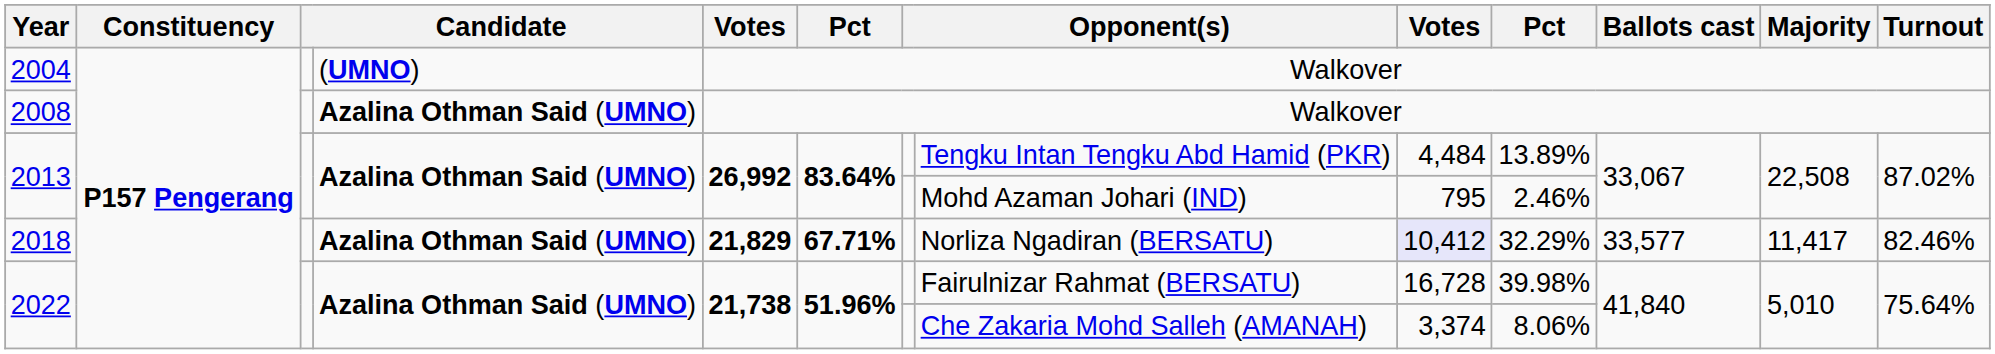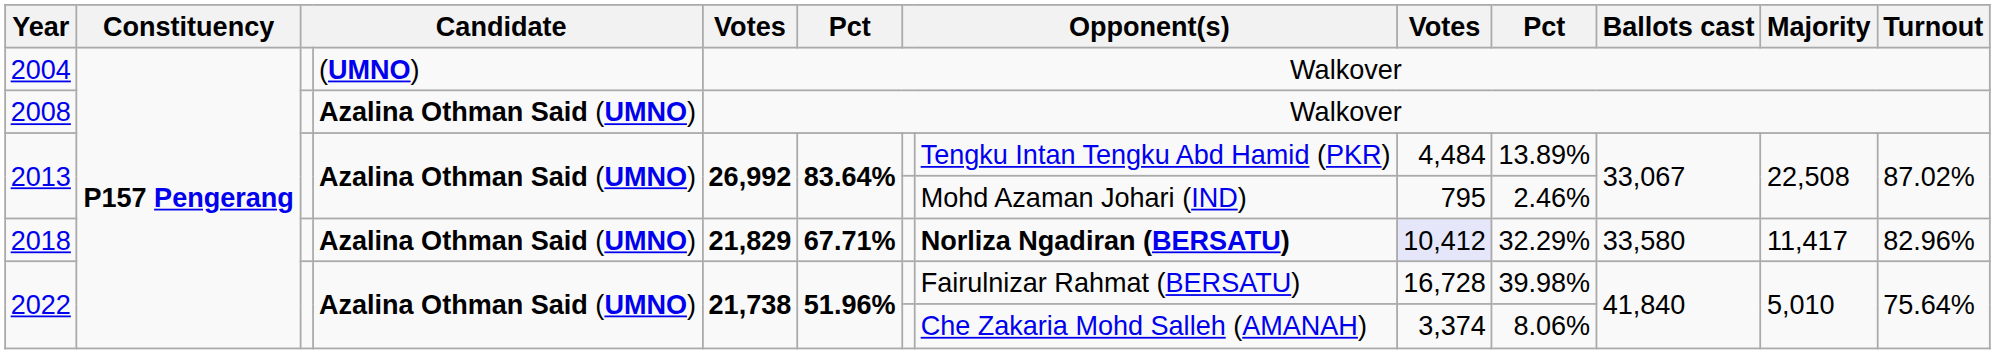(1097, 240) normal -> (1105, 240) bold
(1644, 240) 33,577 -> (1644, 240) 33,580
(1929, 240) 82.46% -> (1929, 240) 82.96%
